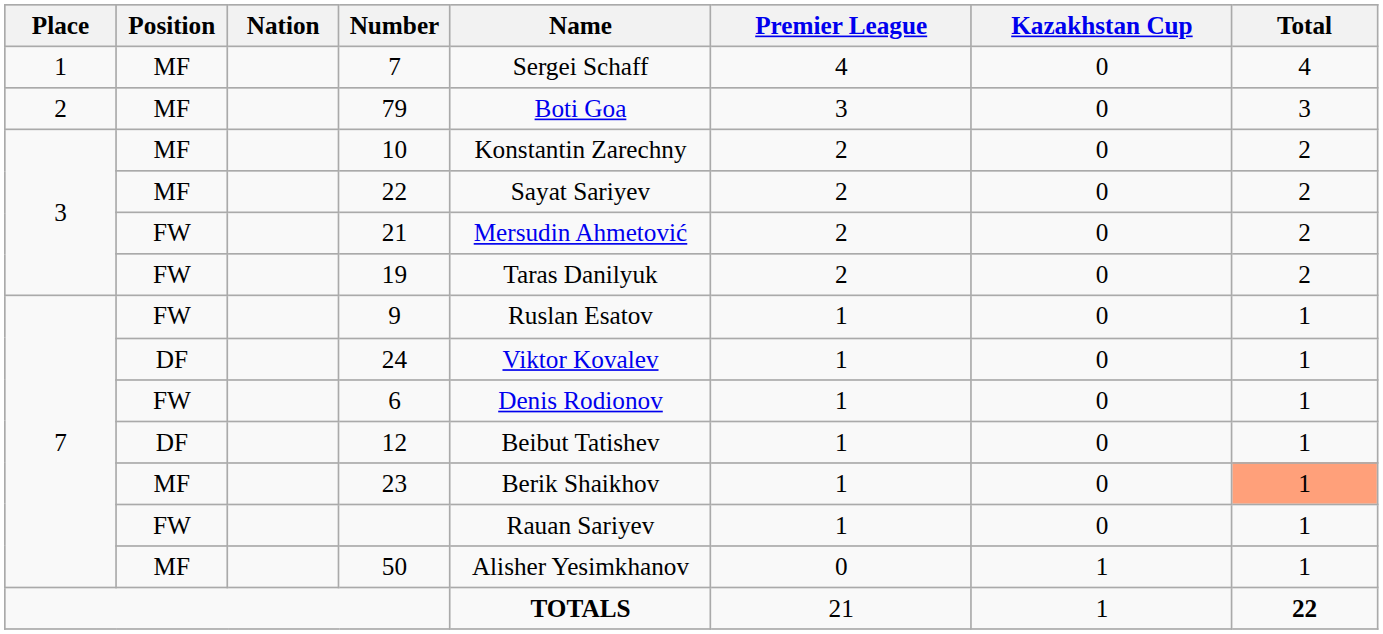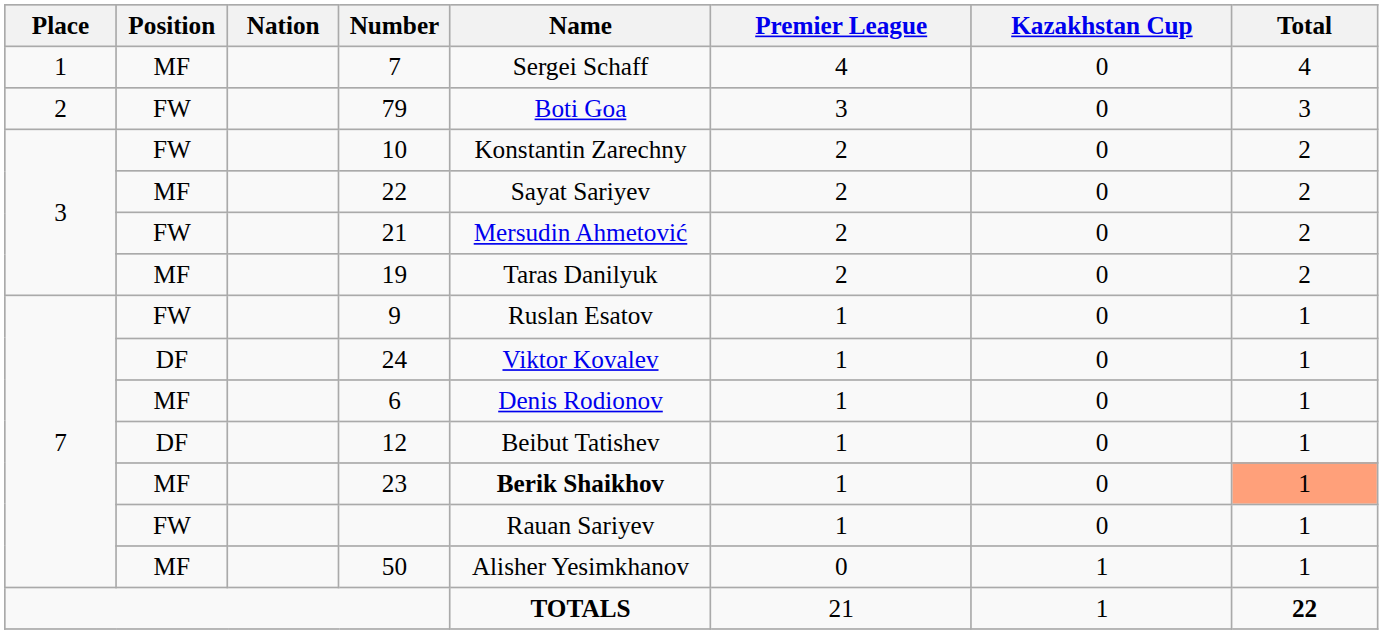(172, 108) MF -> (172, 108) FW
(172, 150) MF -> (172, 150) FW
(172, 275) FW -> (172, 275) MF
(172, 399) FW -> (172, 399) MF
(580, 483) normal -> (580, 483) bold
